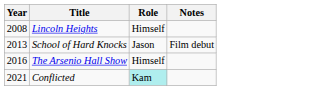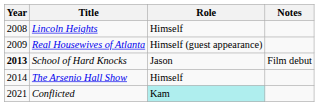+ row: (89, 45)
(17, 45) normal -> (17, 61) bold
(17, 61) 2016 -> (17, 77) 2014
